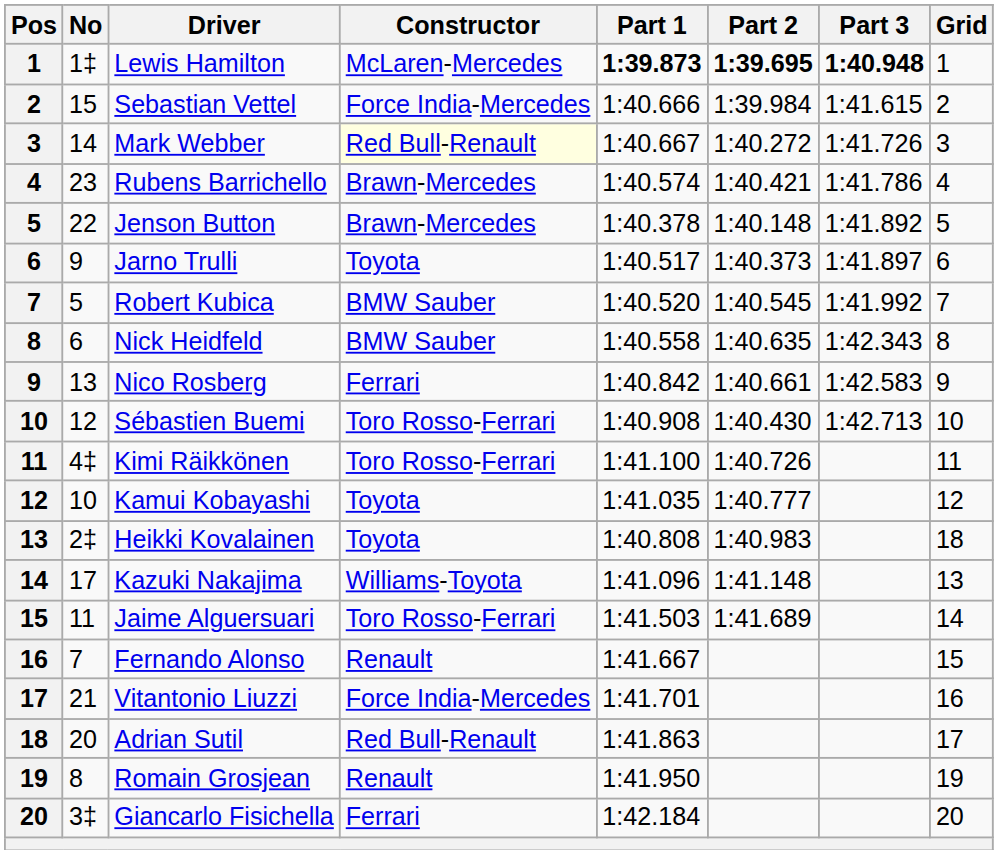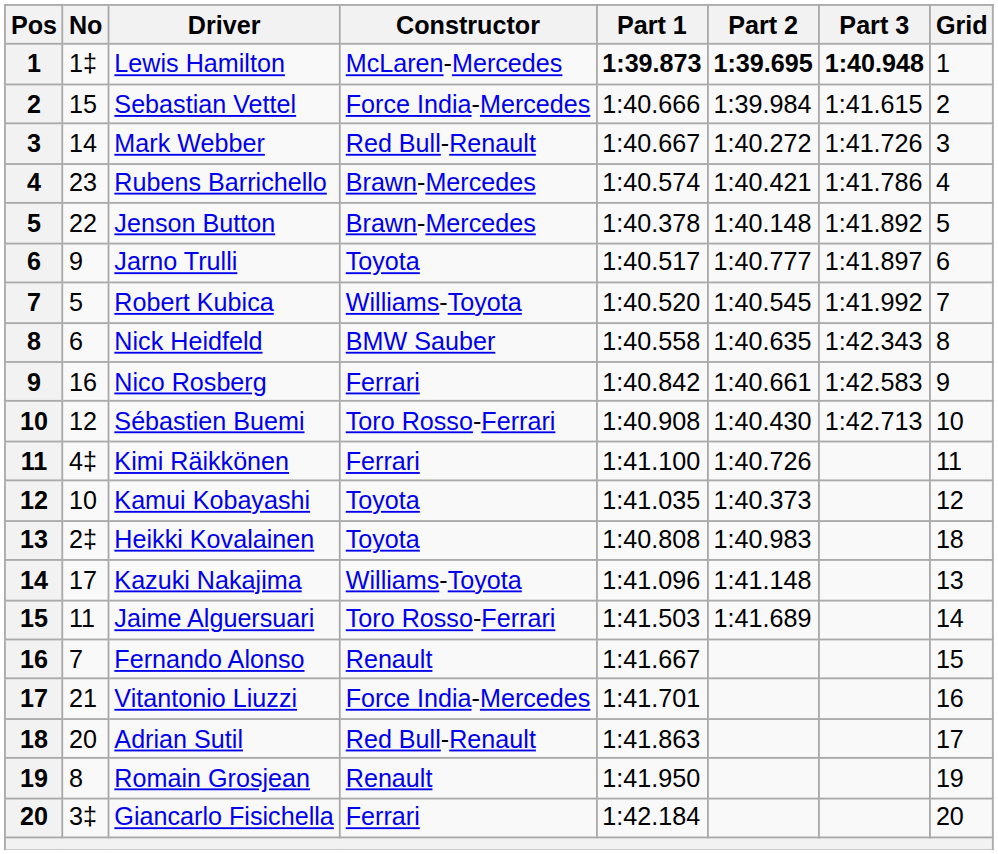(441, 143) lightyellow background -> (441, 143) no background
(762, 262) 1:40.373 -> (762, 262) 1:40.777
(421, 302) BMW Sauber -> (434, 302) Williams-Toyota
(83, 381) 13 -> (83, 381) 16
(451, 461) Toro Rosso-Ferrari -> (383, 461) Ferrari
(762, 500) 1:40.777 -> (762, 500) 1:40.373
